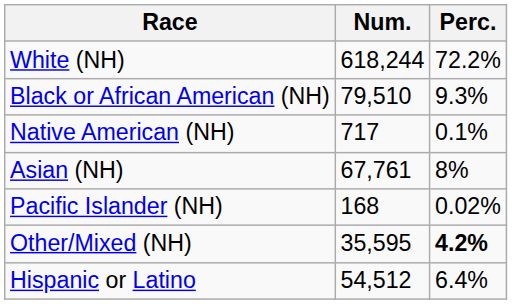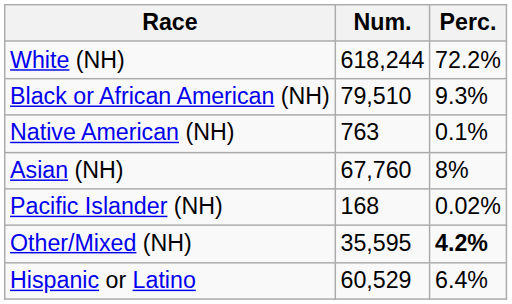(360, 133) 717 -> (360, 133) 763
(376, 170) 67,761 -> (376, 170) 67,760
(376, 280) 54,512 -> (376, 280) 60,529
